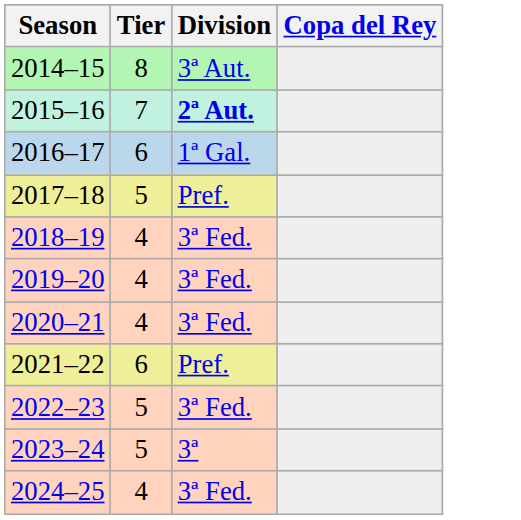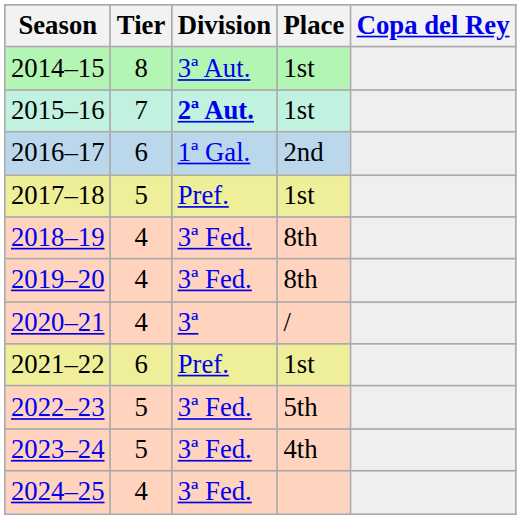+ column: (314, 25)
(215, 322) 3ª Fed. -> (188, 322) 3ª
(188, 449) 3ª -> (215, 449) 3ª Fed.
